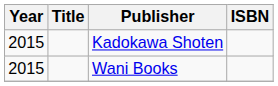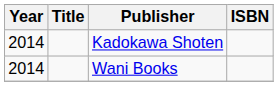(26, 42) 2015 -> (26, 42) 2014
(26, 68) 2015 -> (26, 68) 2014
